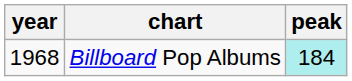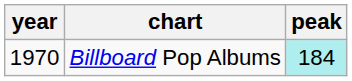(35, 57) 1968 -> (35, 57) 1970
